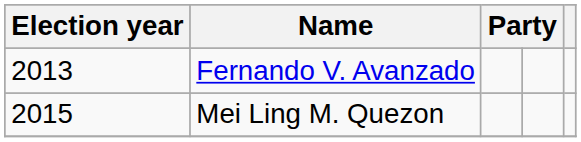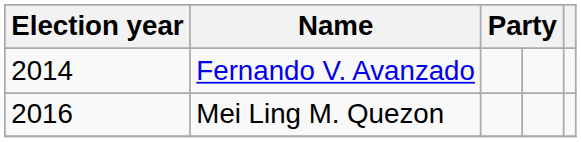(42, 70) 2013 -> (42, 70) 2014
(42, 114) 2015 -> (42, 114) 2016
